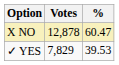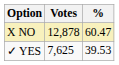(61, 51) 7,829 -> (61, 51) 7,625
